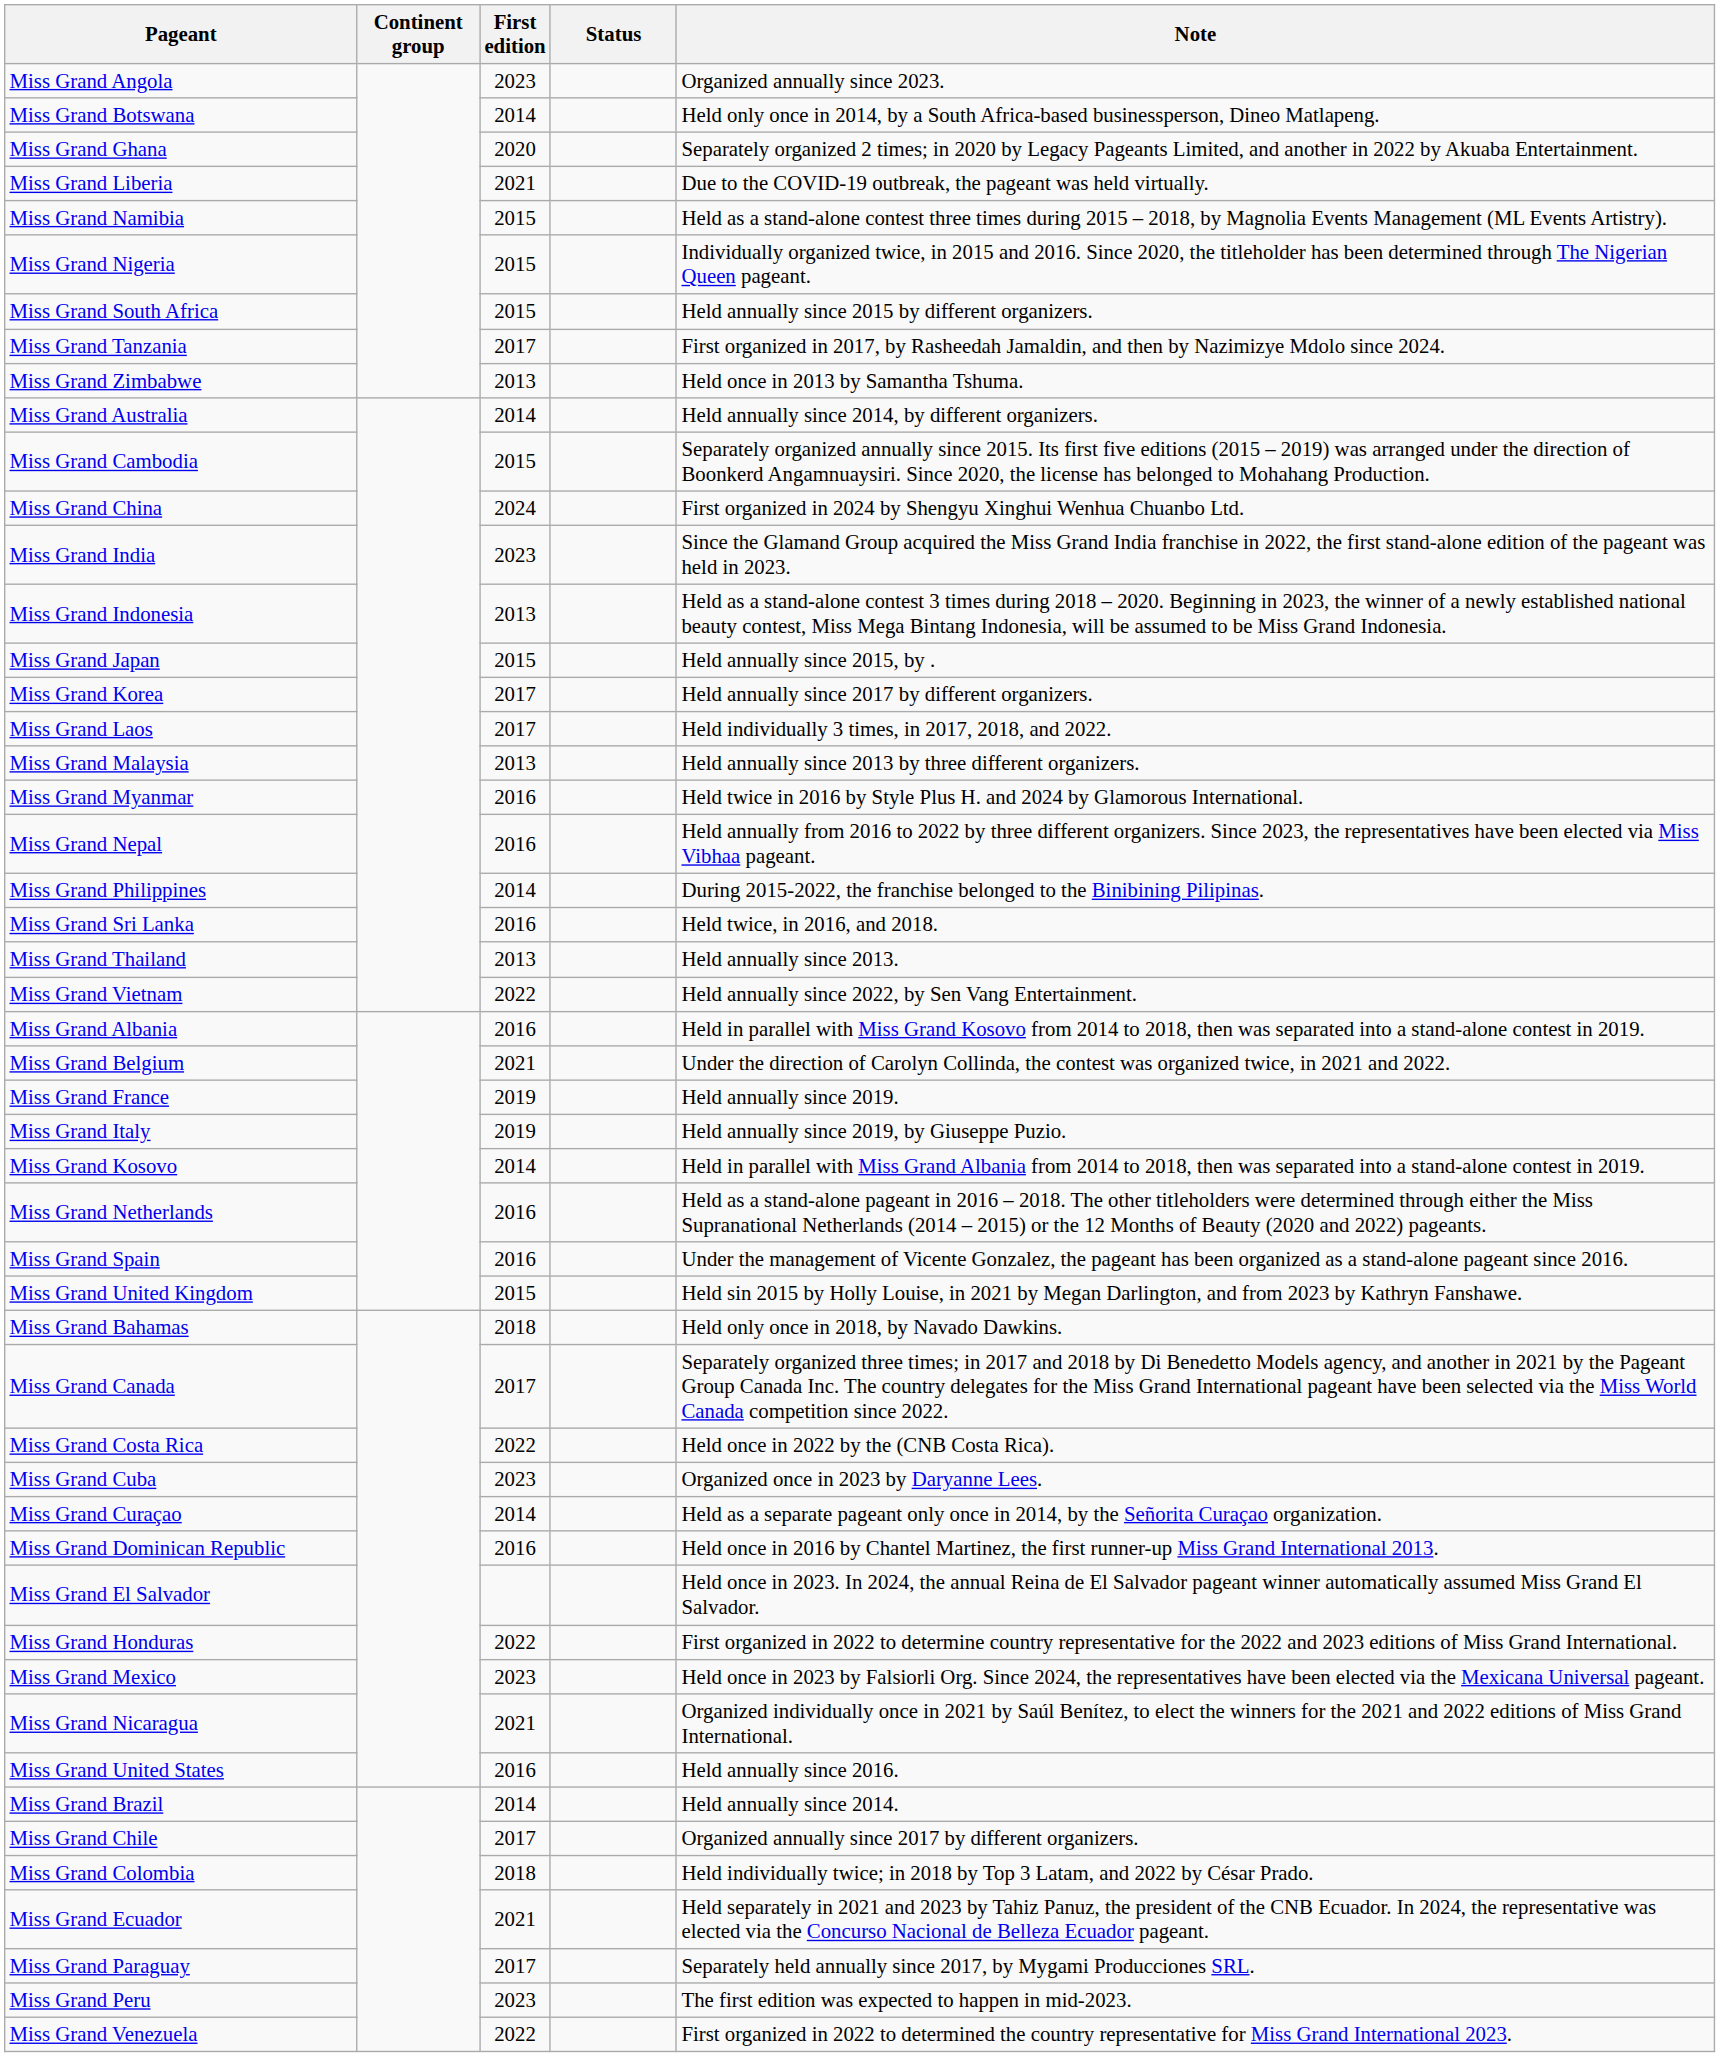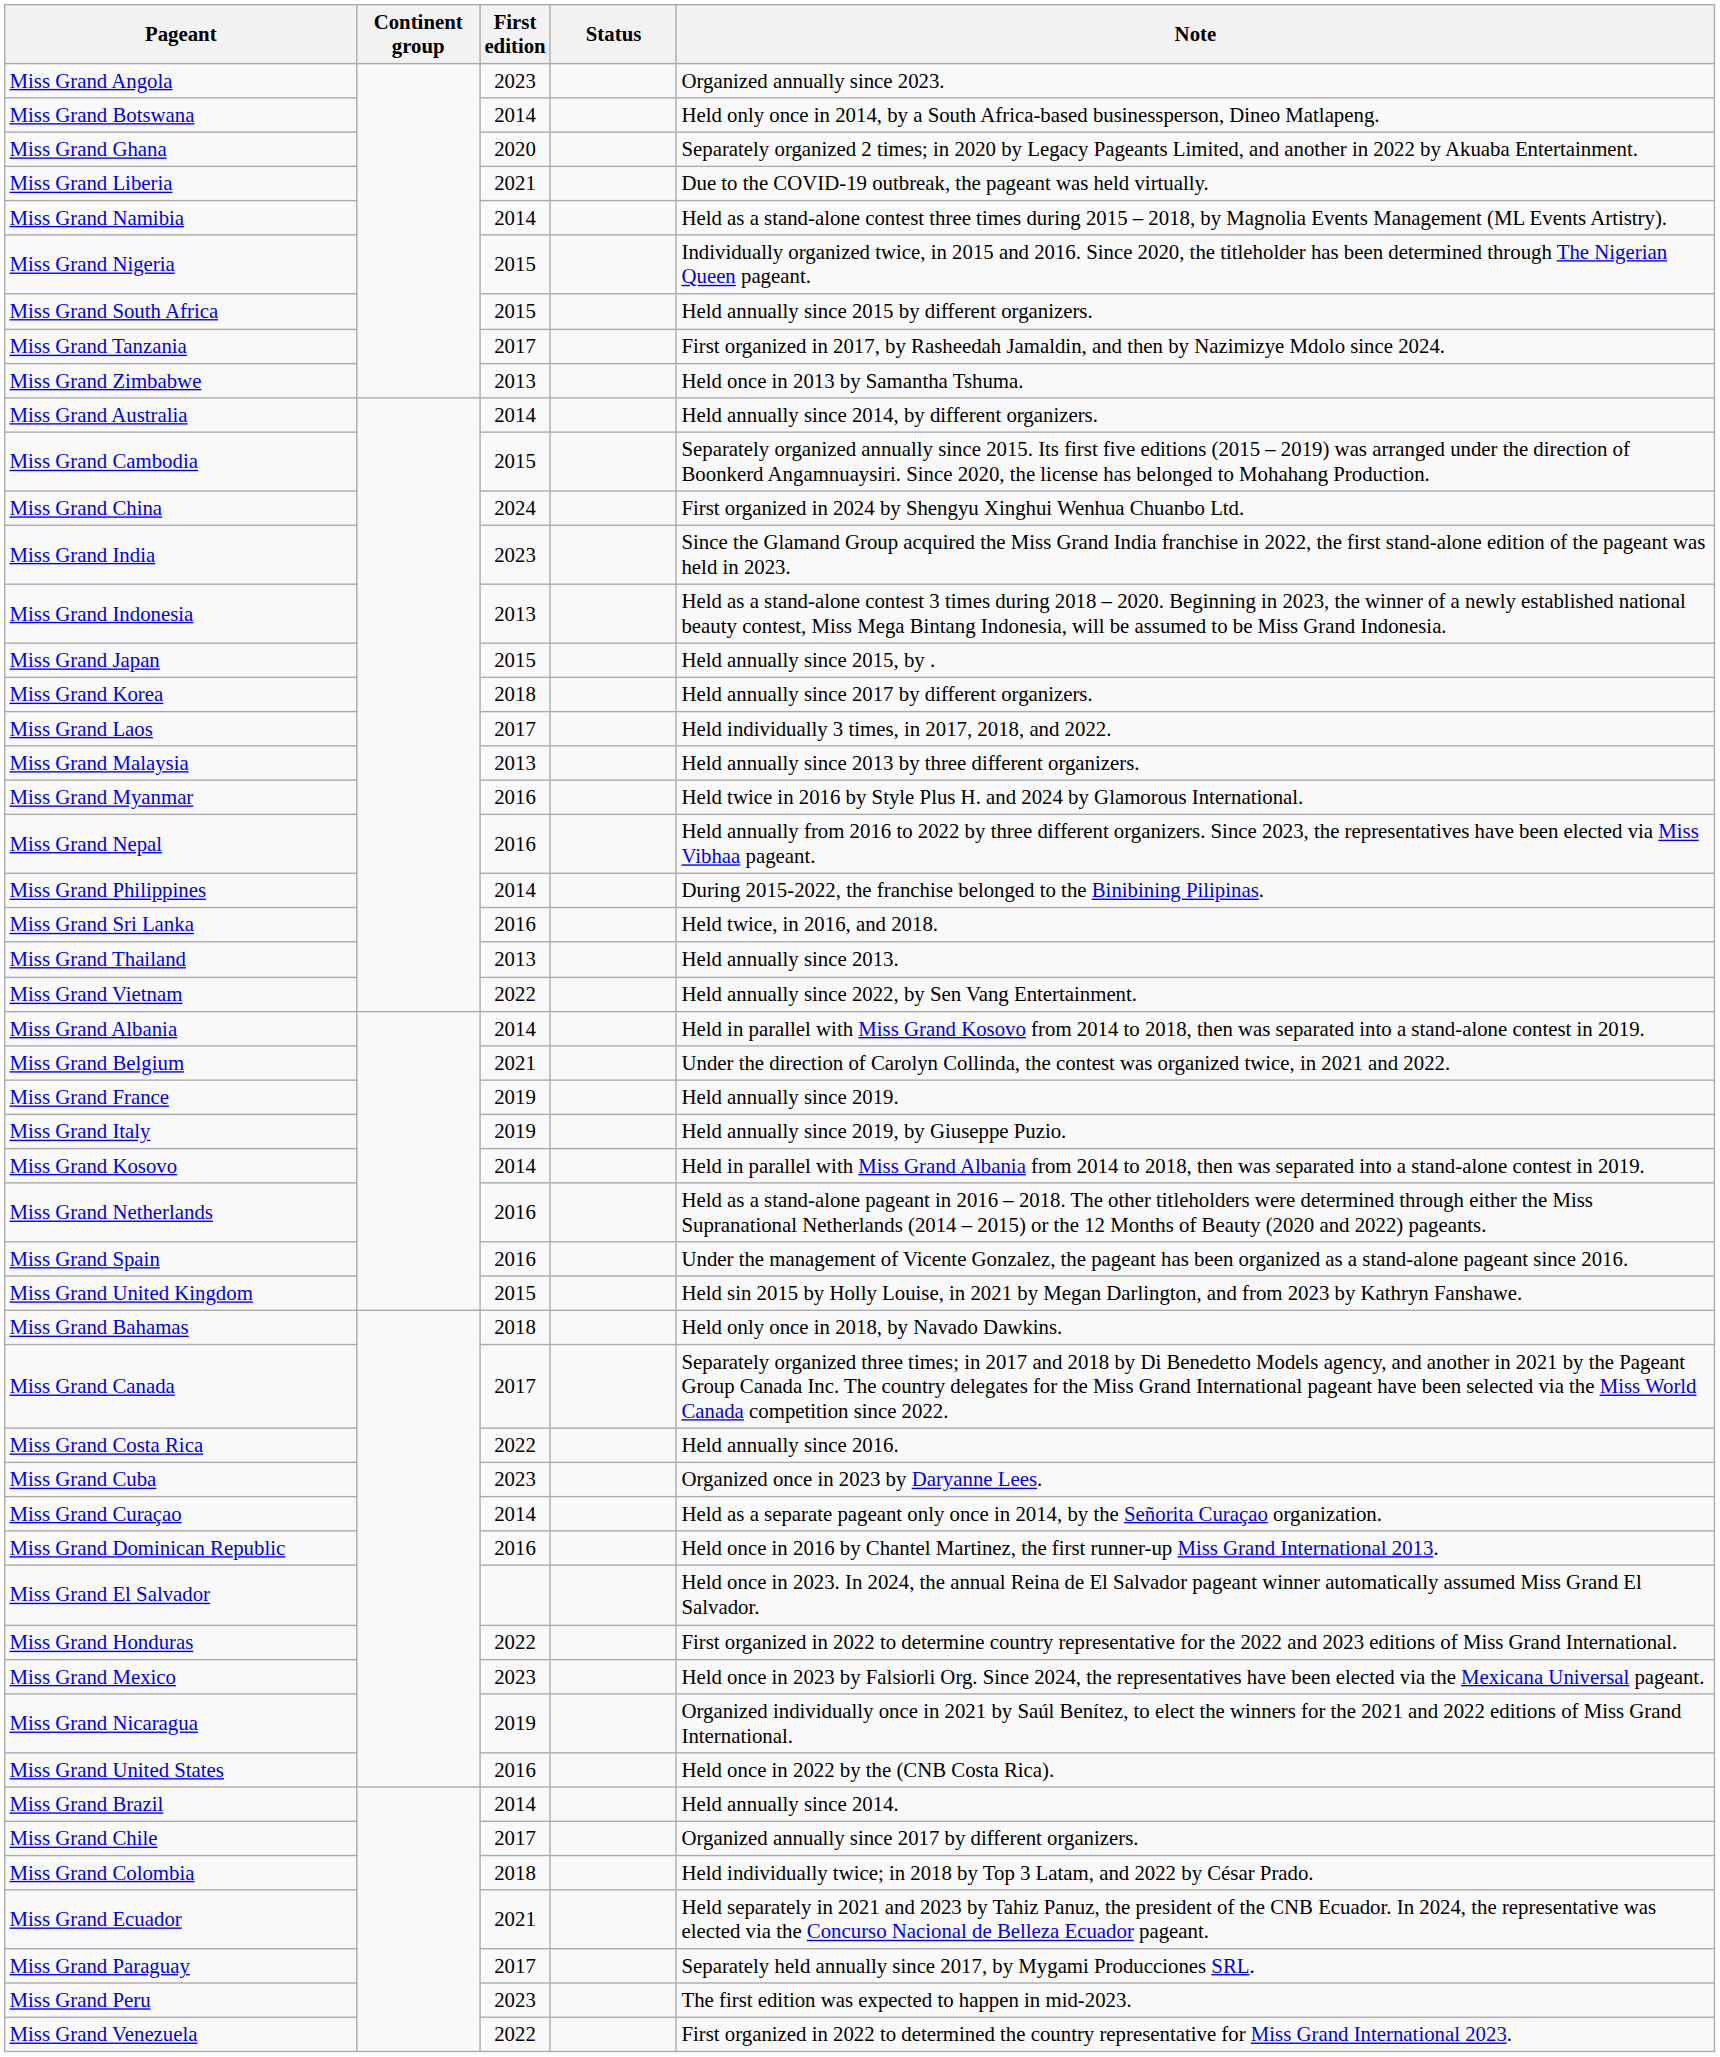(515, 218) 2015 -> (515, 218) 2014
(515, 694) 2017 -> (515, 694) 2018
(515, 1028) 2016 -> (515, 1028) 2014
(868, 1445) Held once in 2022 by the (CNB Costa Rica). -> (790, 1445) Held annually since 2016.
(515, 1722) 2021 -> (515, 1722) 2019
(790, 1769) Held annually since 2016. -> (868, 1769) Held once in 2022 by the (CNB Costa Rica).
